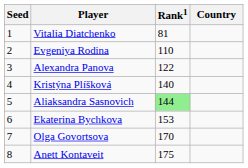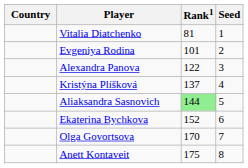columns swapped: (216, 14) <-> (18, 14)
(166, 50) 110 -> (192, 50) 101
(166, 85) 140 -> (192, 85) 137
(166, 119) 153 -> (192, 119) 152
